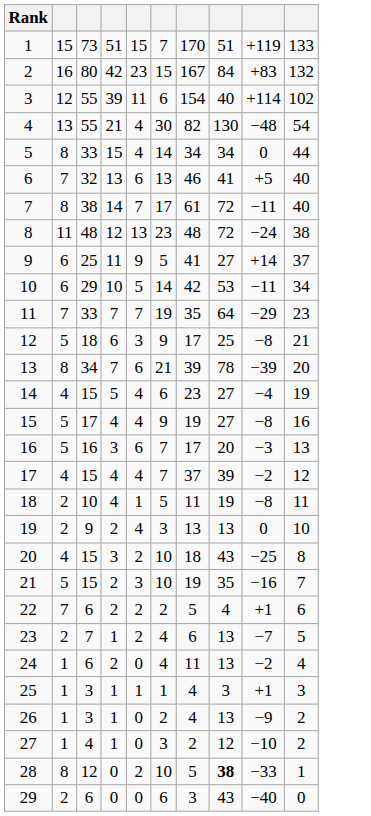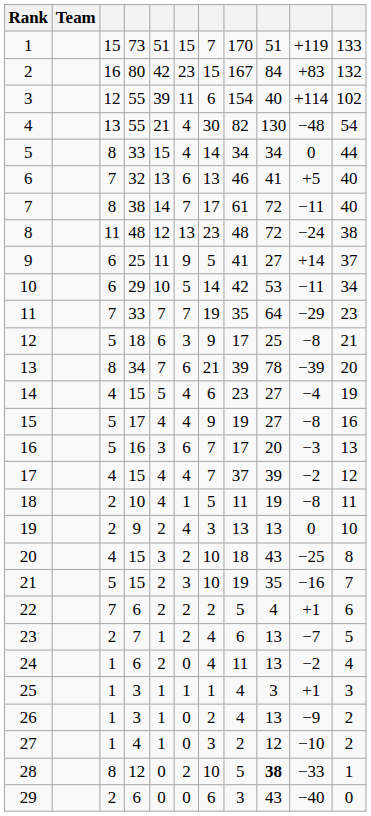+ column: (76, 17)
